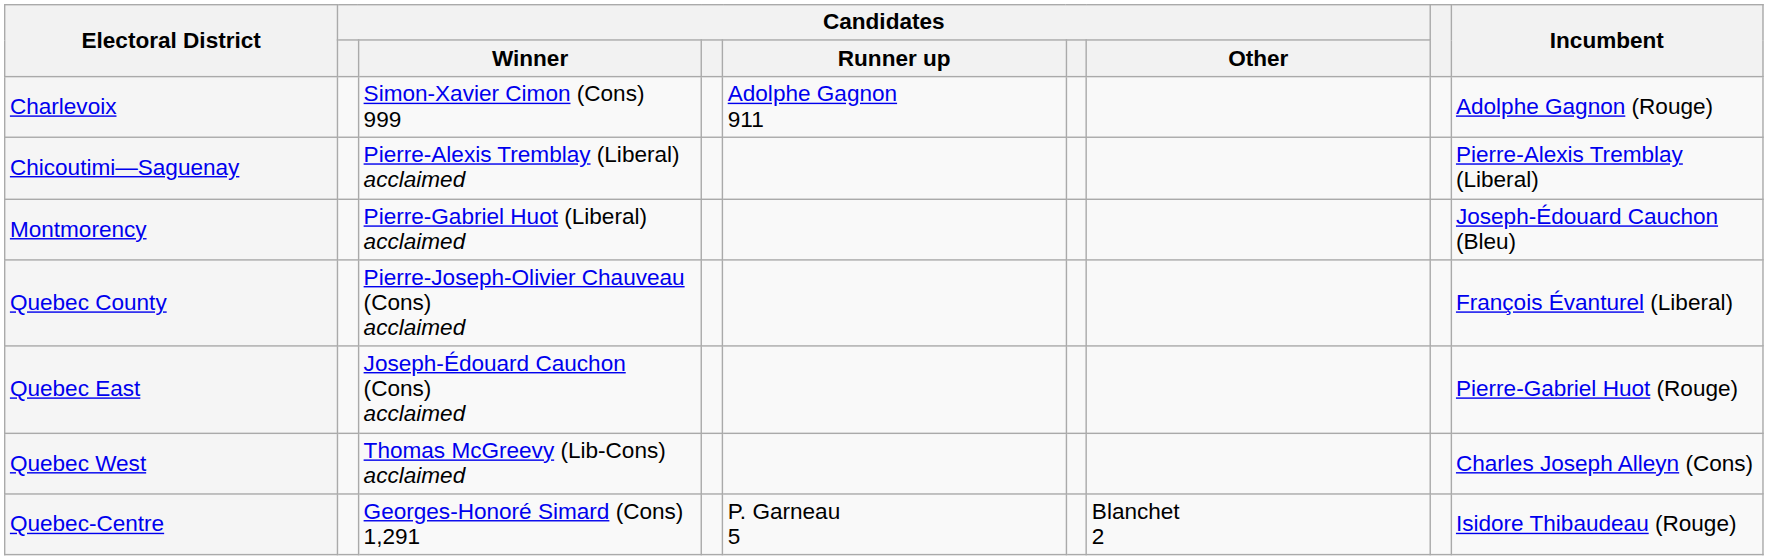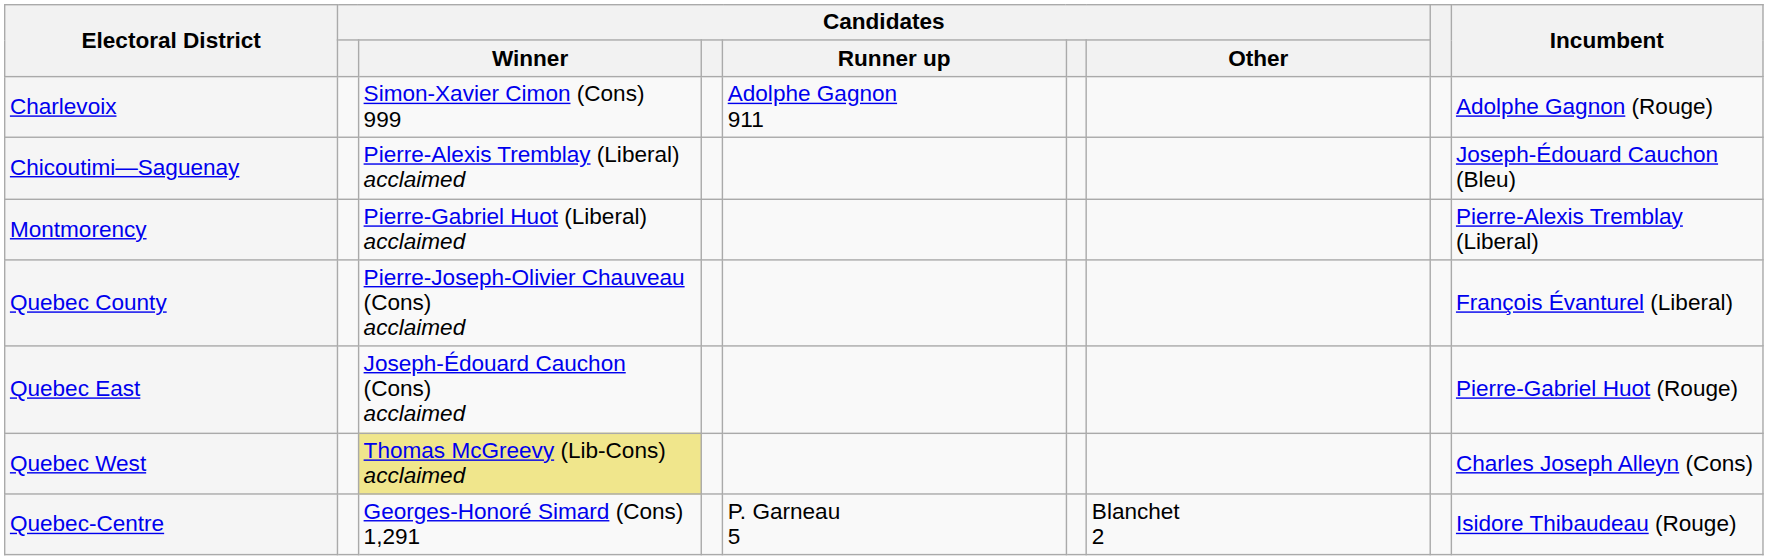(1569, 167) Pierre-Alexis Tremblay (Liberal) -> (1587, 167) Joseph-Édouard Cauchon (Bleu)
(1587, 228) Joseph-Édouard Cauchon (Bleu) -> (1569, 228) Pierre-Alexis Tremblay (Liberal)
(515, 463) no background -> (515, 463) khaki background
